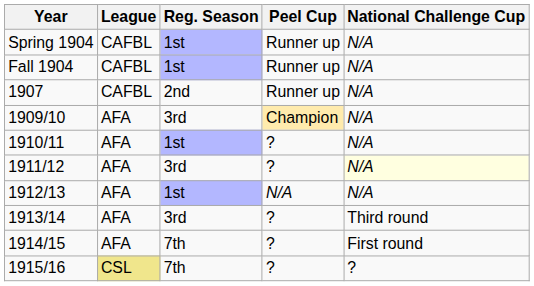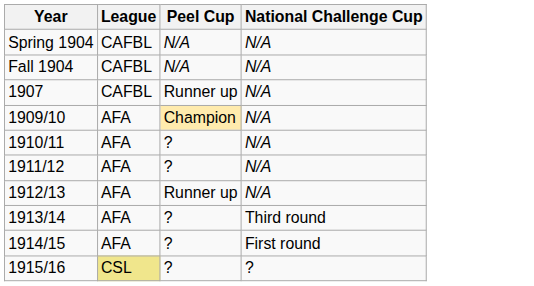- column: (211, 17)
(303, 42) Runner up -> (177, 42) N/A
(303, 67) Runner up -> (177, 67) N/A
(360, 167) lightyellow background -> (258, 167) no background
(279, 192) N/A -> (201, 192) Runner up
